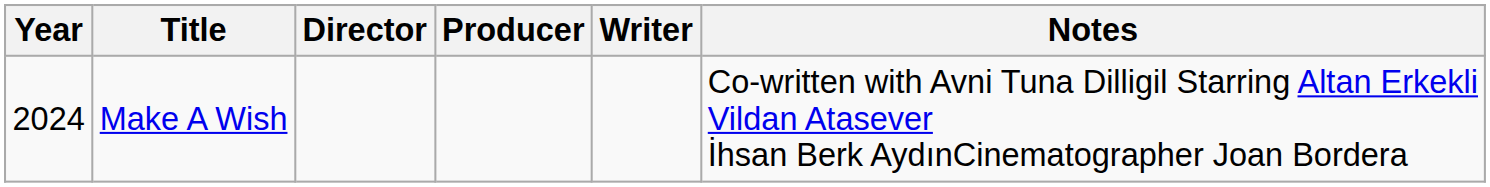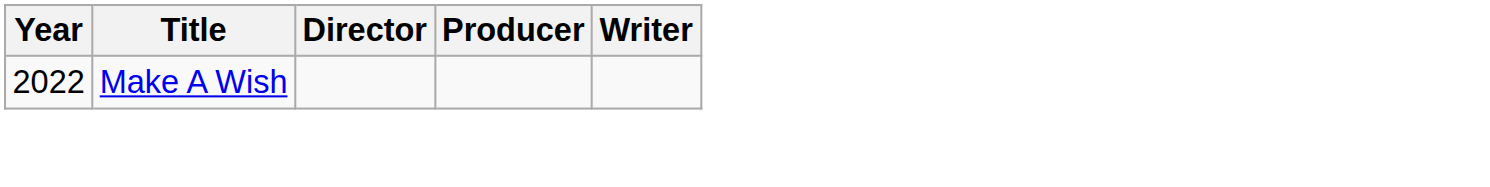- column: (1093, 30)
(49, 118) 2024 -> (49, 81) 2022
